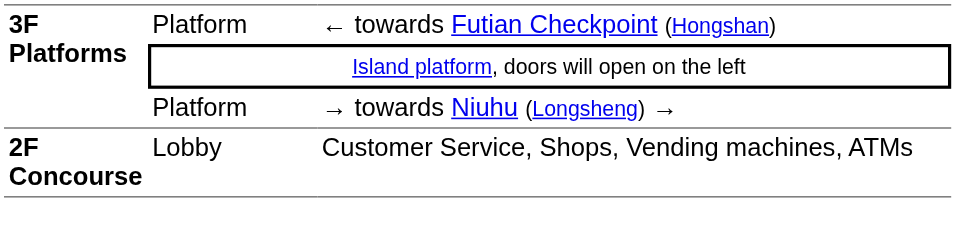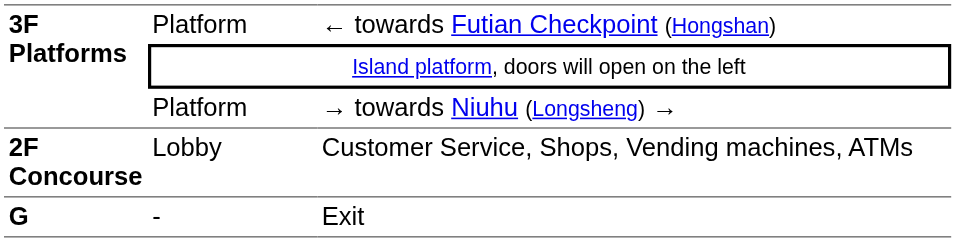+ row: (156, 216)
